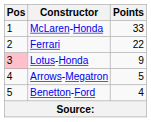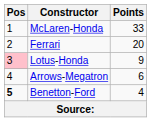(138, 45) 22 -> (138, 45) 20
(141, 77) 5 -> (141, 77) 6
(10, 93) normal -> (10, 93) bold
